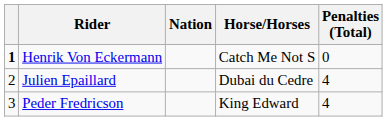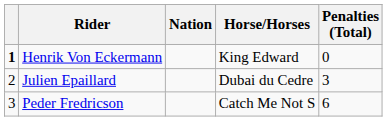(267, 56) Catch Me Not S -> (259, 56) King Edward
(326, 80) 4 -> (326, 80) 3
(259, 103) King Edward -> (267, 103) Catch Me Not S
(326, 103) 4 -> (326, 103) 6
